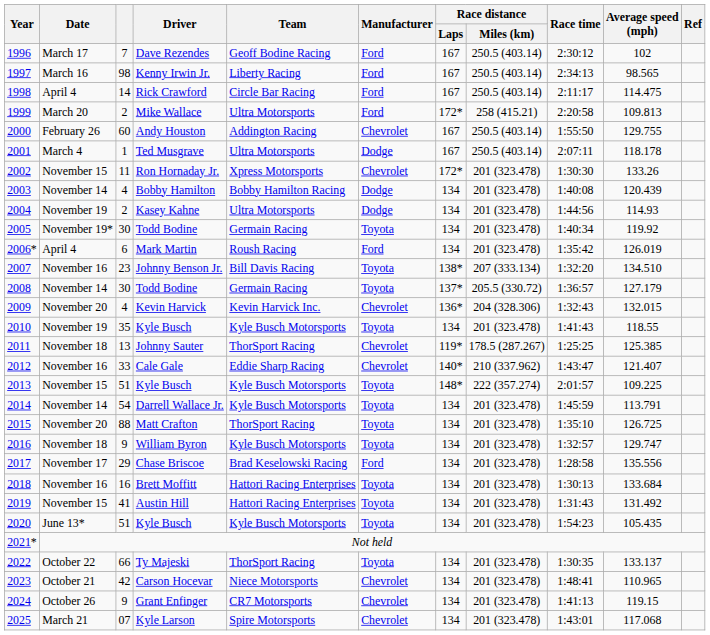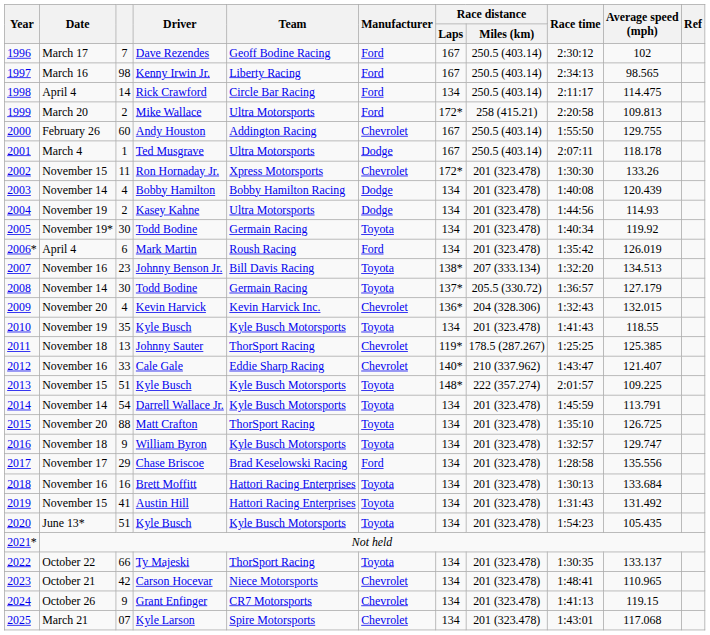(451, 92) 167 -> (451, 92) 134
(642, 268) 134.510 -> (642, 268) 134.513
